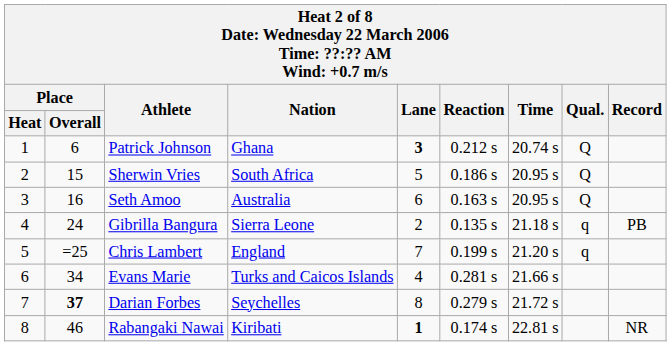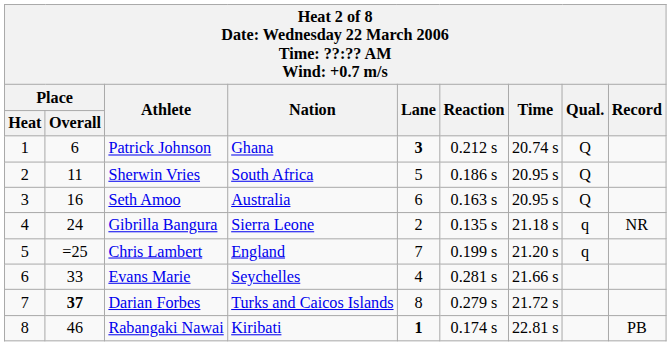(75, 174) 15 -> (75, 174) 11
(637, 225) PB -> (637, 225) NR
(75, 276) 34 -> (75, 276) 33
(312, 276) Turks and Caicos Islands -> (266, 276) Seychelles
(266, 302) Seychelles -> (312, 302) Turks and Caicos Islands
(637, 328) NR -> (637, 328) PB
